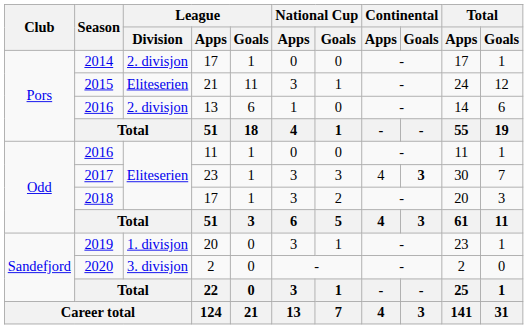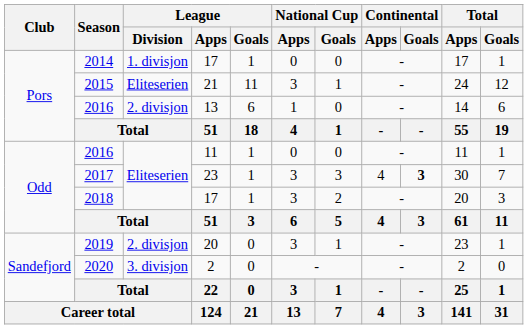(157, 61) 2. divisjon -> (157, 61) 1. divisjon
(157, 244) 1. divisjon -> (157, 244) 2. divisjon
